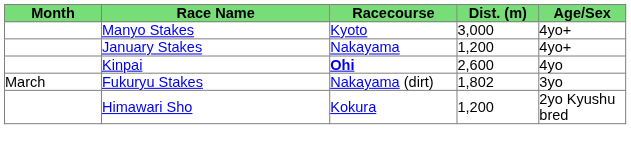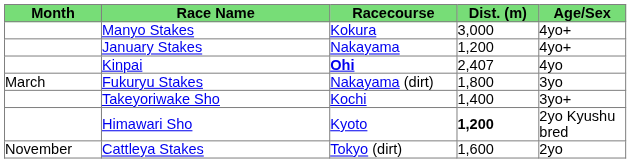(349, 30) Kyoto -> (353, 30) Kokura
(476, 65) 2,600 -> (476, 65) 2,407
(476, 82) 1,802 -> (476, 82) 1,800
+ row: (161, 99)
(353, 107) Kokura -> (349, 124) Kyoto
(476, 107) normal -> (476, 124) bold
+ row: (153, 149)
